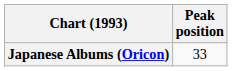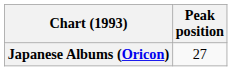(200, 54) 33 -> (200, 54) 27
